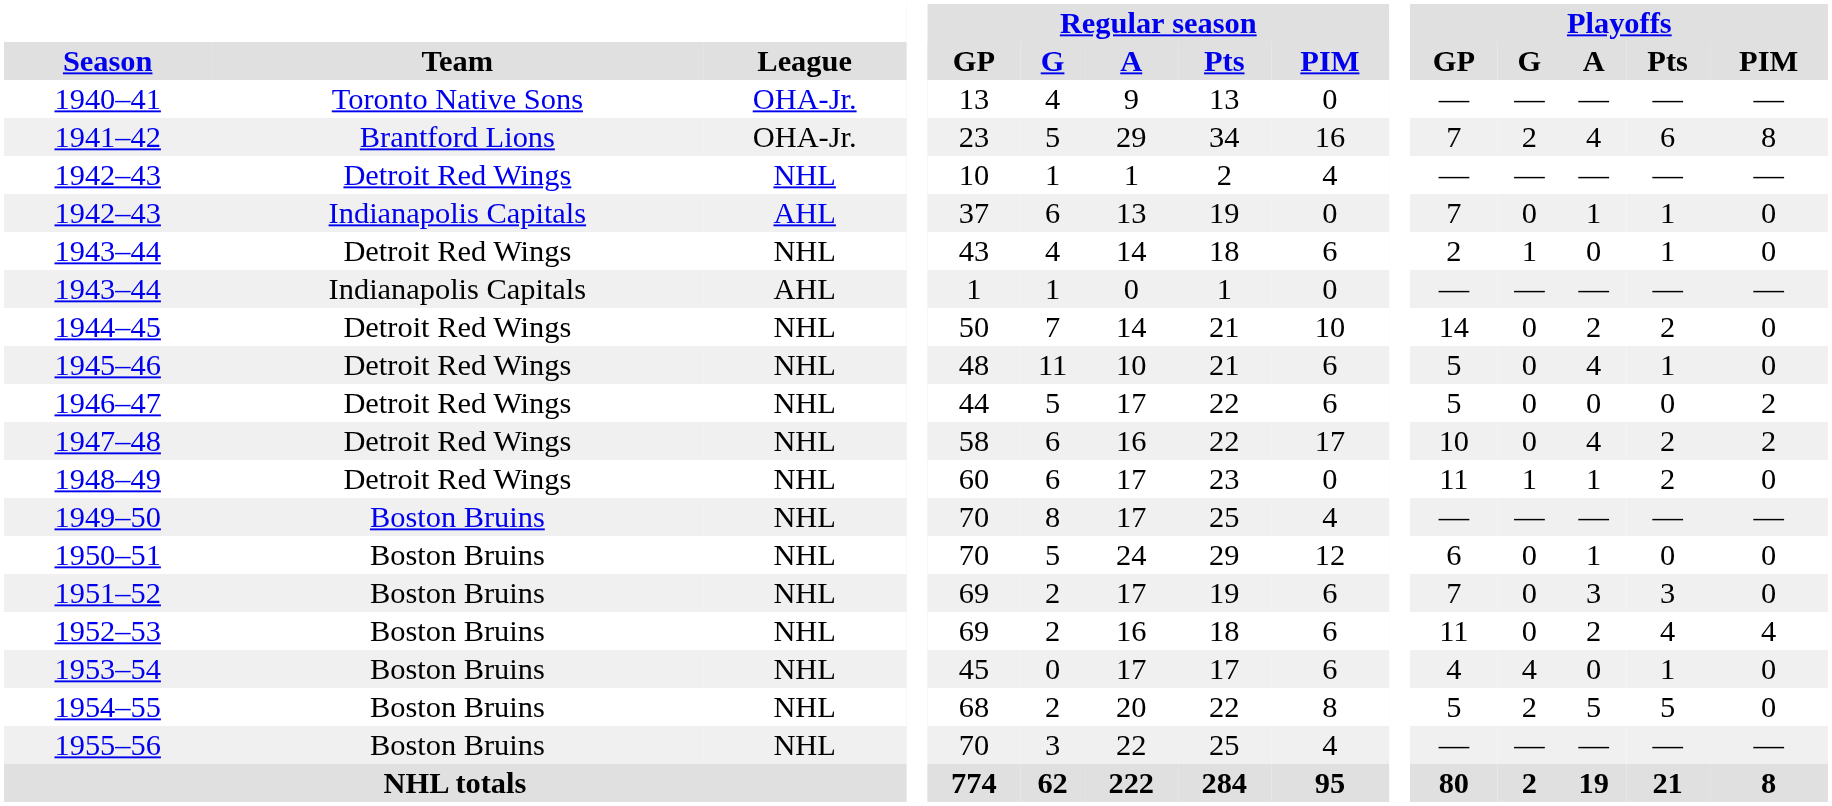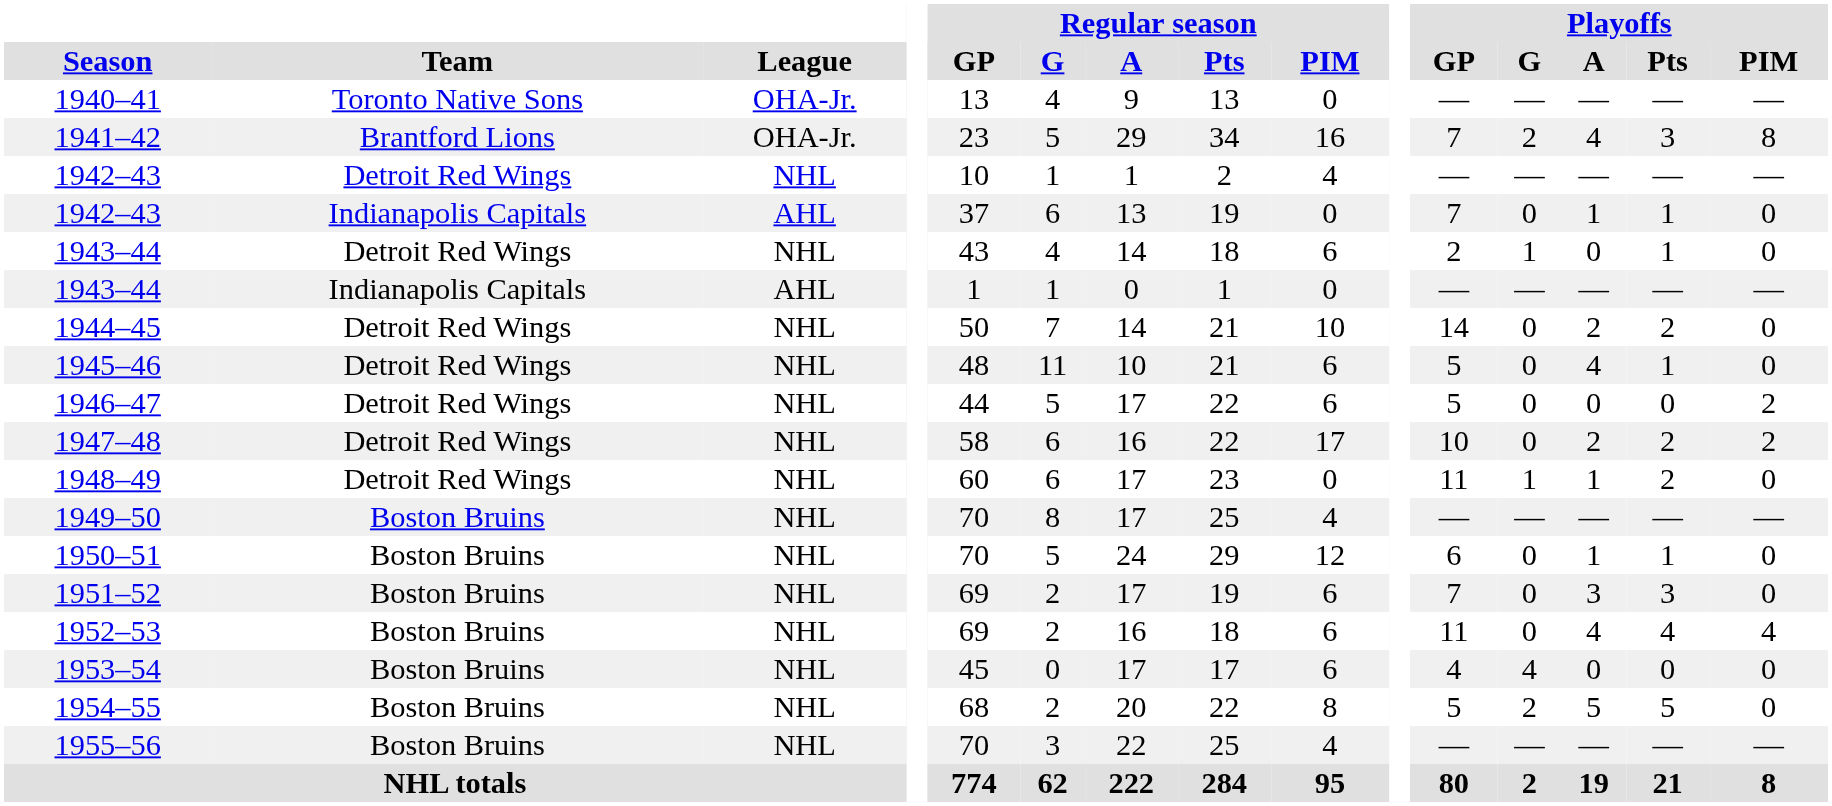(1668, 136) 6 -> (1668, 136) 3
(1594, 440) 4 -> (1594, 440) 2
(1668, 554) 0 -> (1668, 554) 1
(1594, 630) 2 -> (1594, 630) 4
(1668, 668) 1 -> (1668, 668) 0
